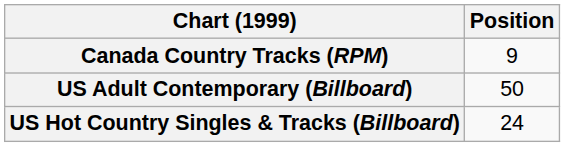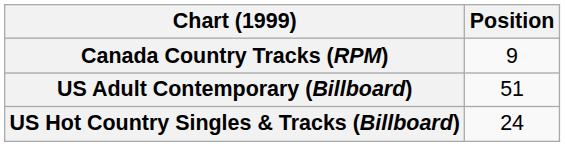(512, 89) 50 -> (512, 89) 51
